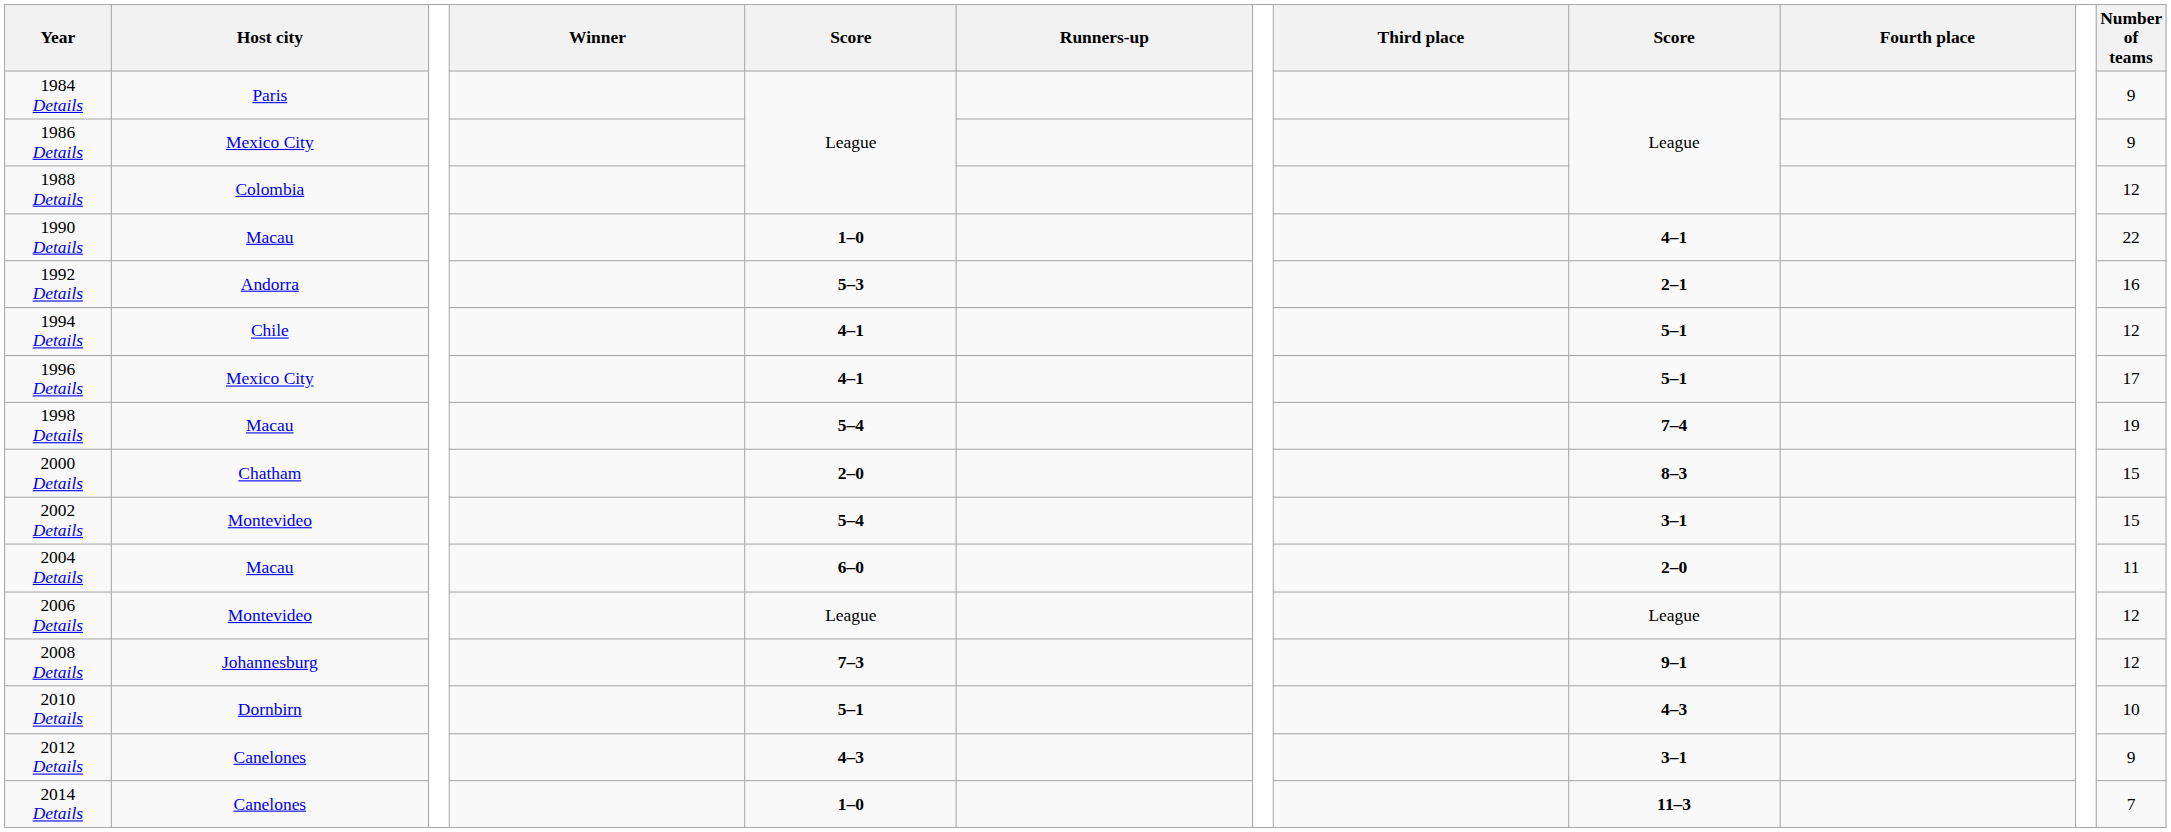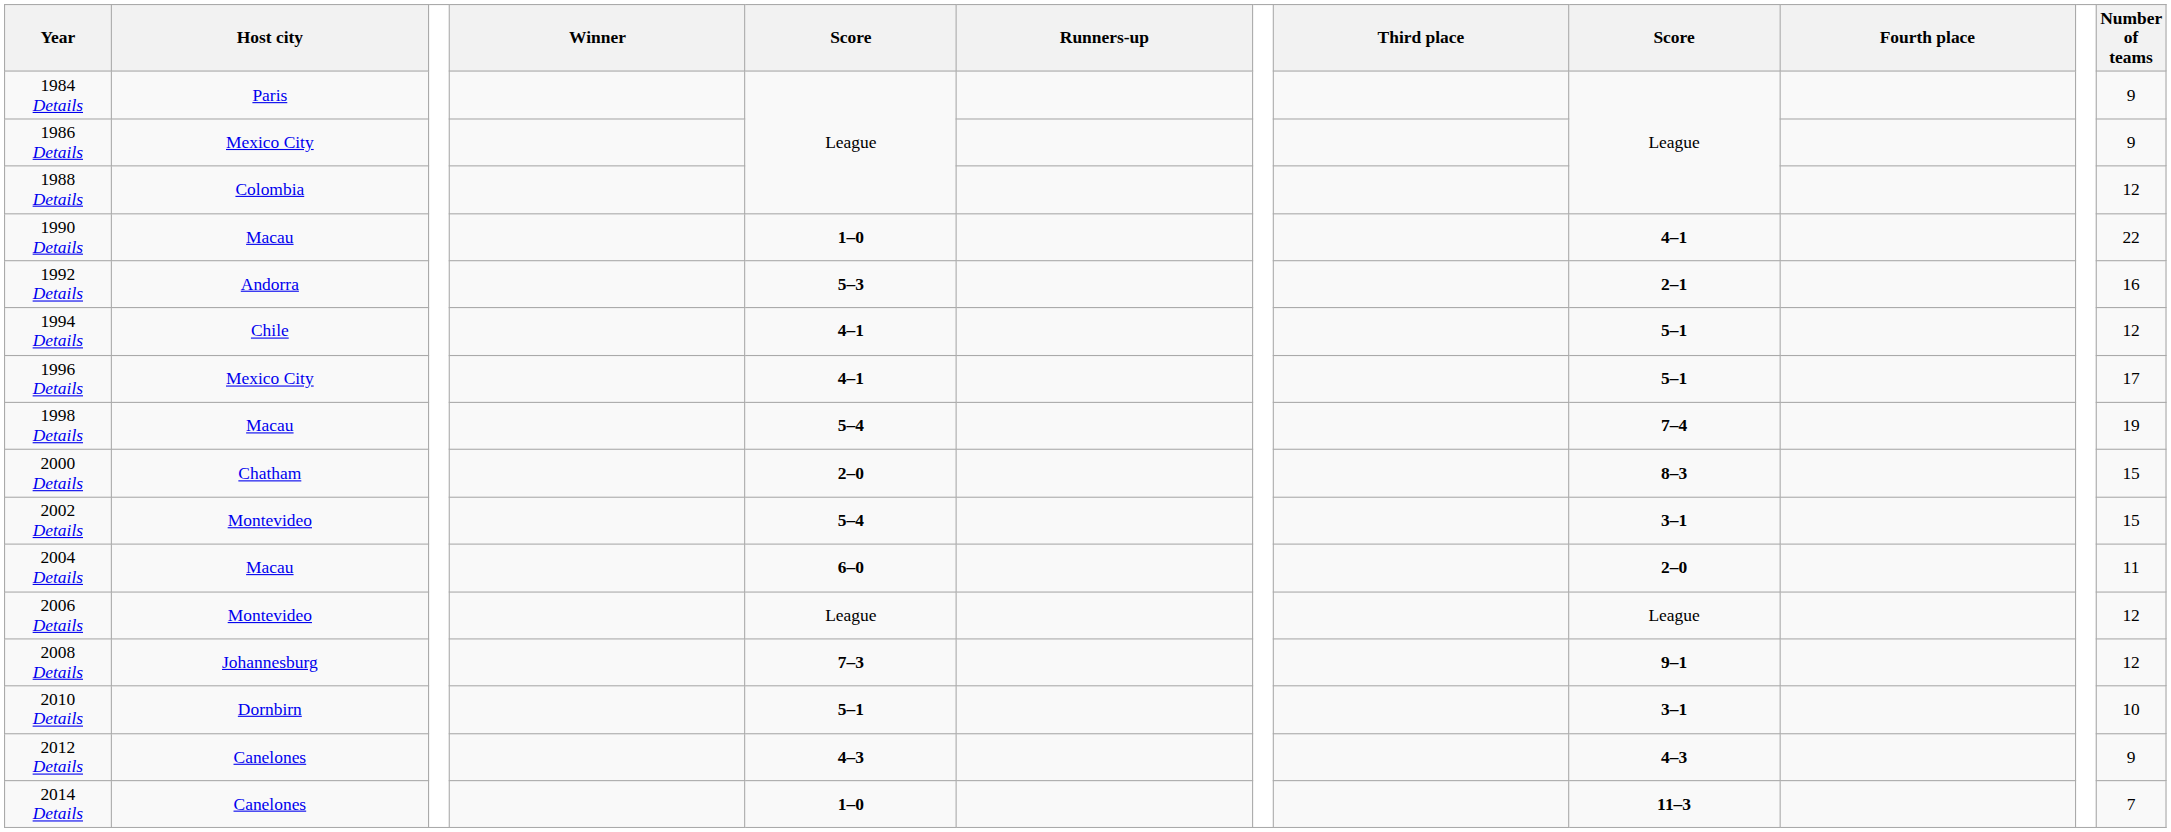(1674, 709) 4–3 -> (1674, 709) 3–1
(1674, 756) 3–1 -> (1674, 756) 4–3
